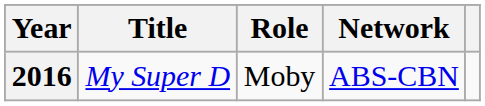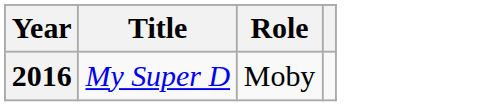- column: (394, 28)
